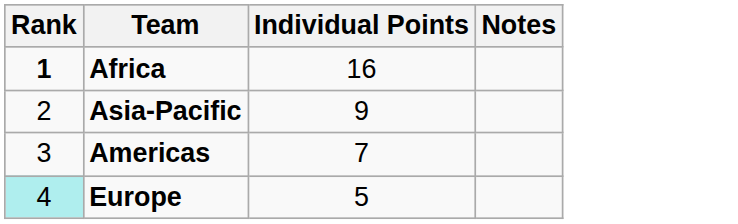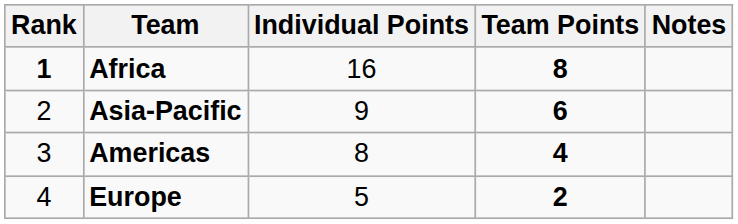+ column: (560, 25)
(361, 153) 7 -> (361, 153) 8
(44, 196) paleturquoise background -> (44, 196) no background
